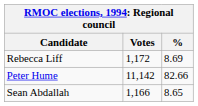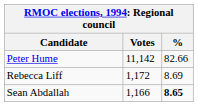rows swapped: (32, 76) <-> (35, 59)
(173, 93) normal -> (173, 93) bold
